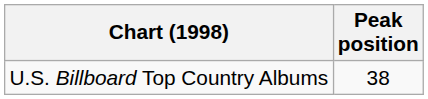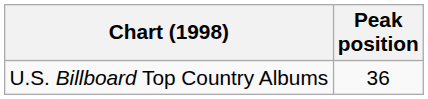(378, 77) 38 -> (378, 77) 36
